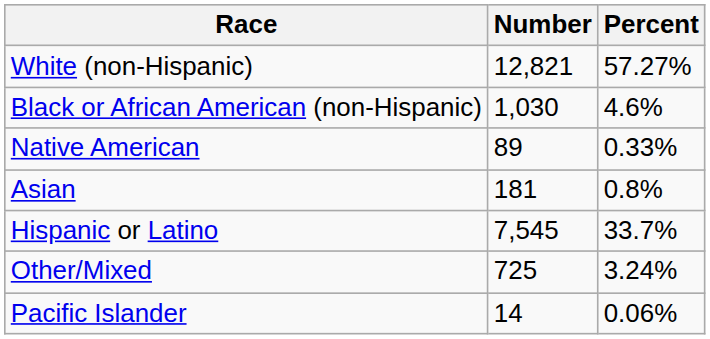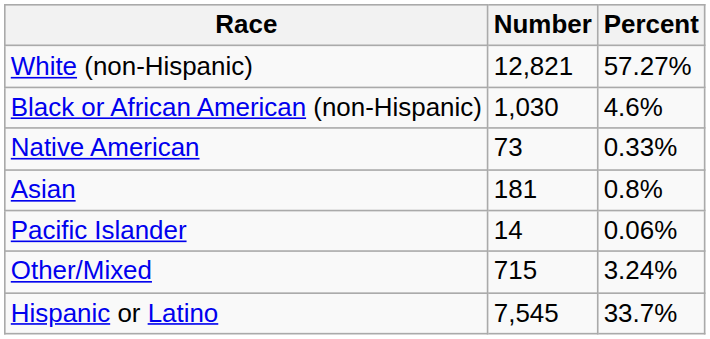(508, 148) 89 -> (508, 148) 73
rows swapped: (99, 312) <-> (115, 230)
(515, 271) 725 -> (515, 271) 715
